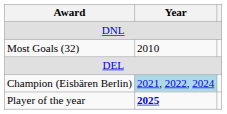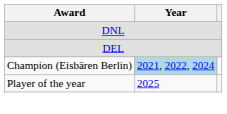- row: (43, 48)
(148, 100) bold -> (148, 83) normal
